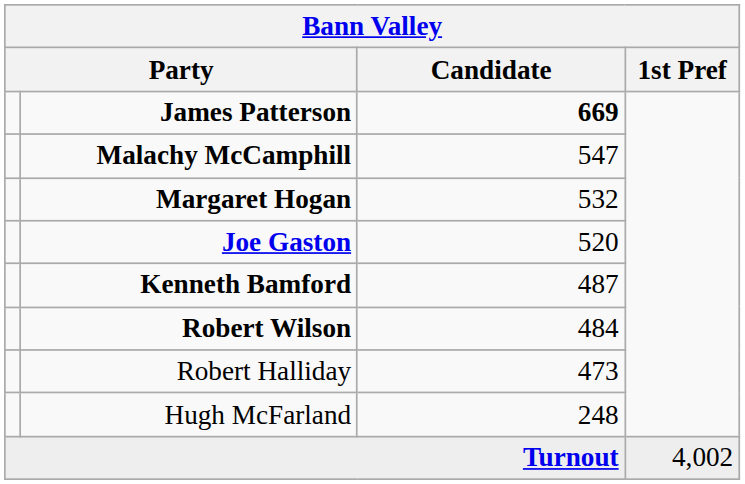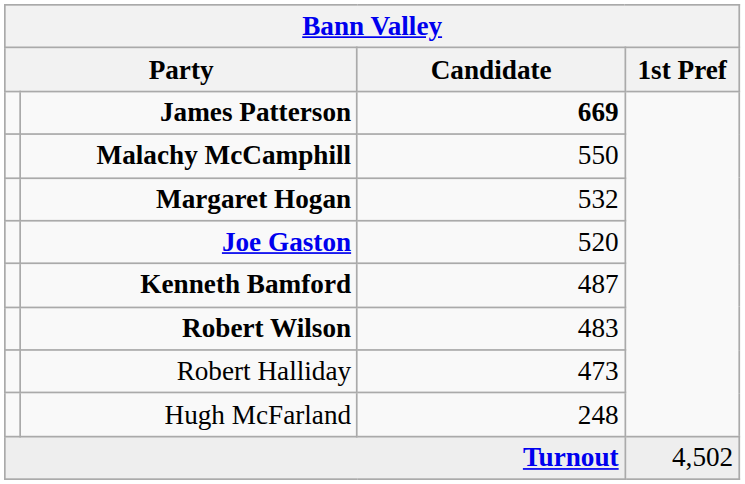(598, 155) 547 -> (598, 155) 550
(598, 328) 484 -> (598, 328) 483
(703, 457) 4,002 -> (703, 457) 4,502
